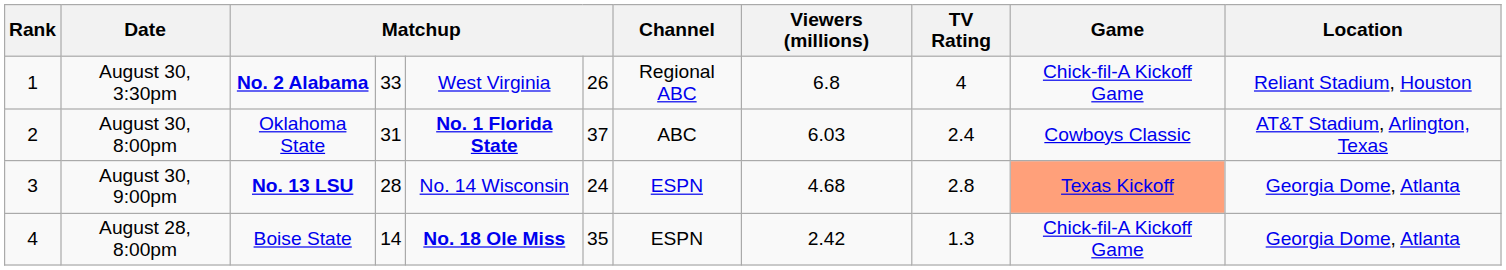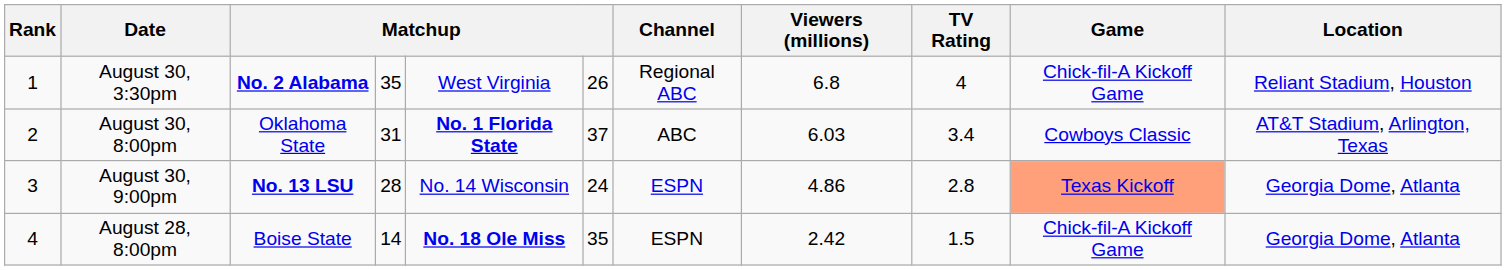(391, 82) 33 -> (391, 82) 35
(961, 134) 2.4 -> (961, 134) 3.4
(826, 186) 4.68 -> (826, 186) 4.86
(961, 238) 1.3 -> (961, 238) 1.5
